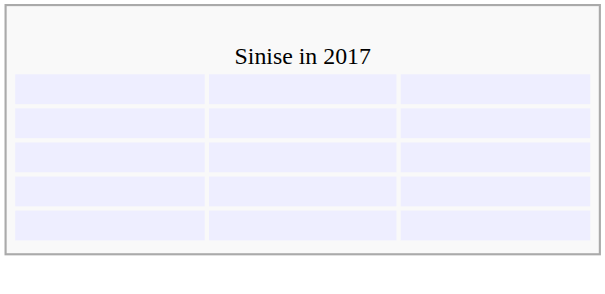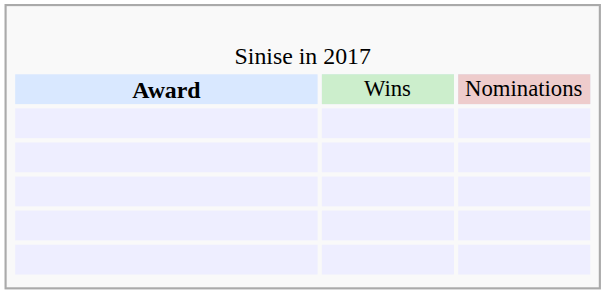+ row: (166, 90)
